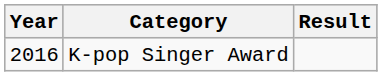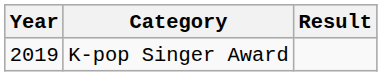(34, 55) 2016 -> (34, 55) 2019
